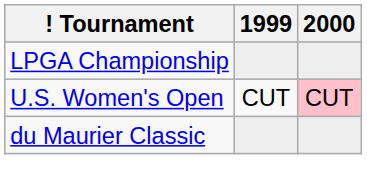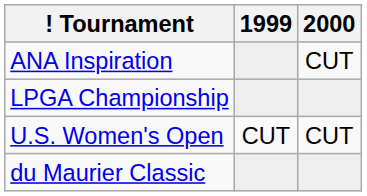+ row: (91, 61)
(329, 98) pink background -> (329, 136) no background
